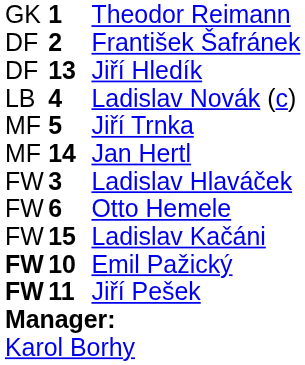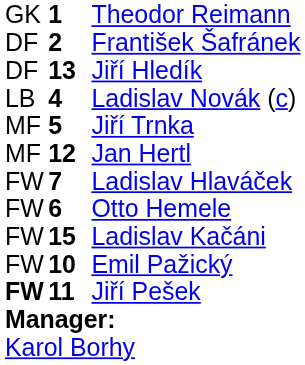(62, 153) 14 -> (62, 153) 12
(55, 181) 3 -> (55, 181) 7
(24, 264) bold -> (24, 264) normal
